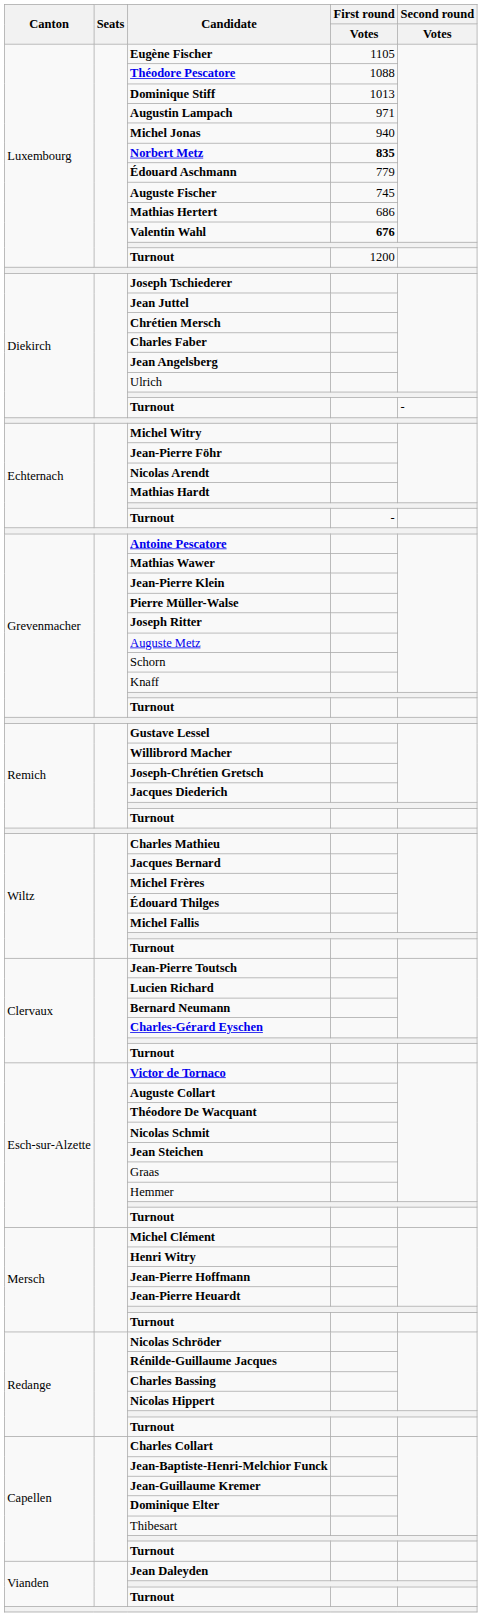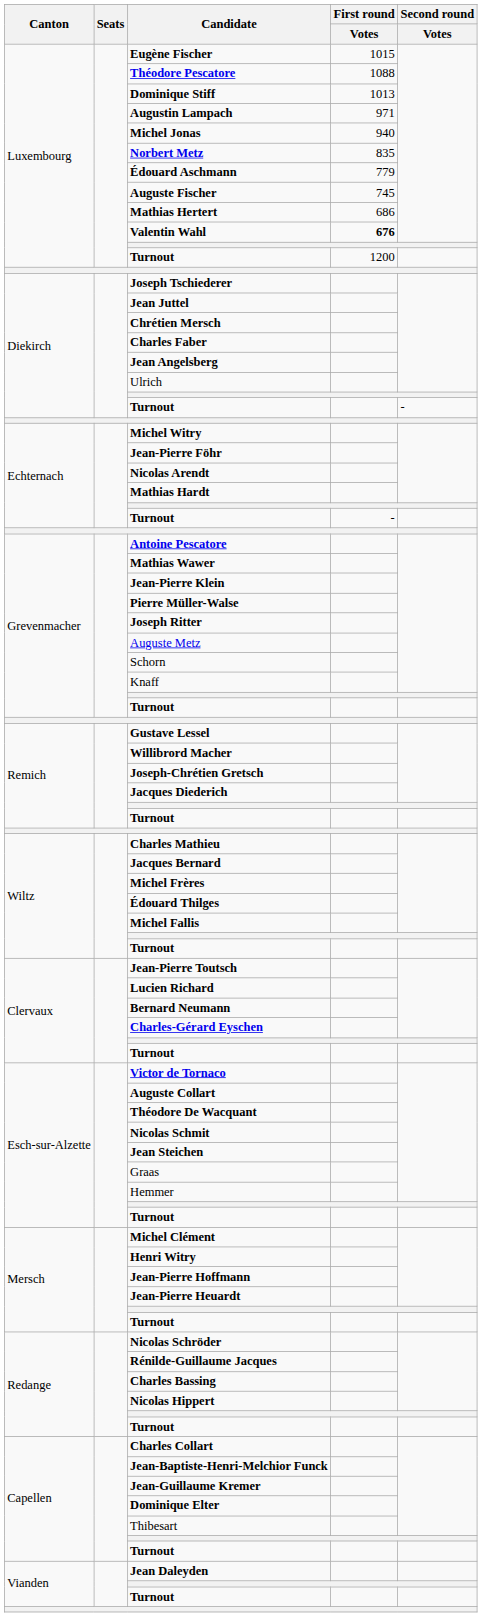(382, 53) 1105 -> (382, 53) 1015
(385, 152) bold -> (385, 152) normal
